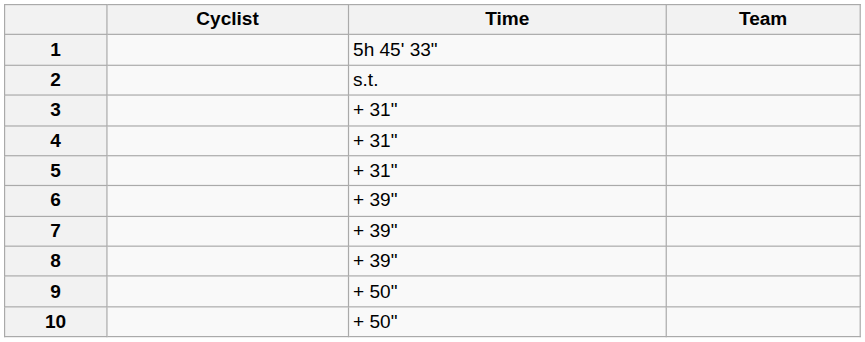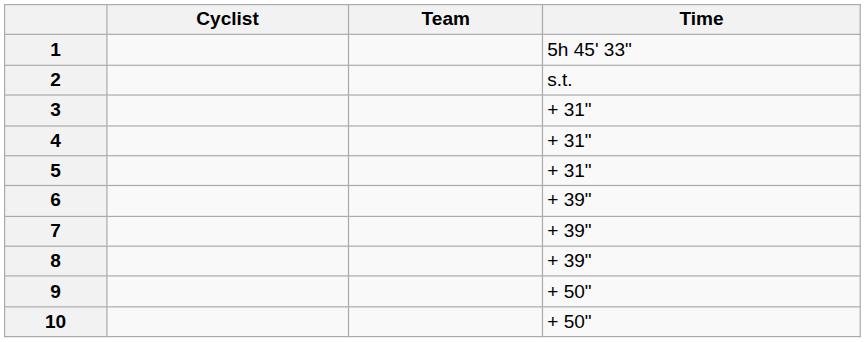columns swapped: (763, 19) <-> (507, 19)
